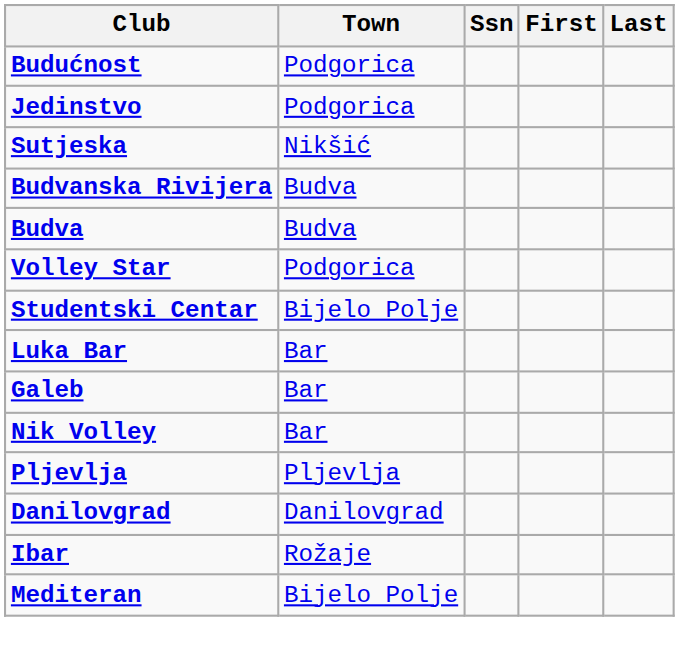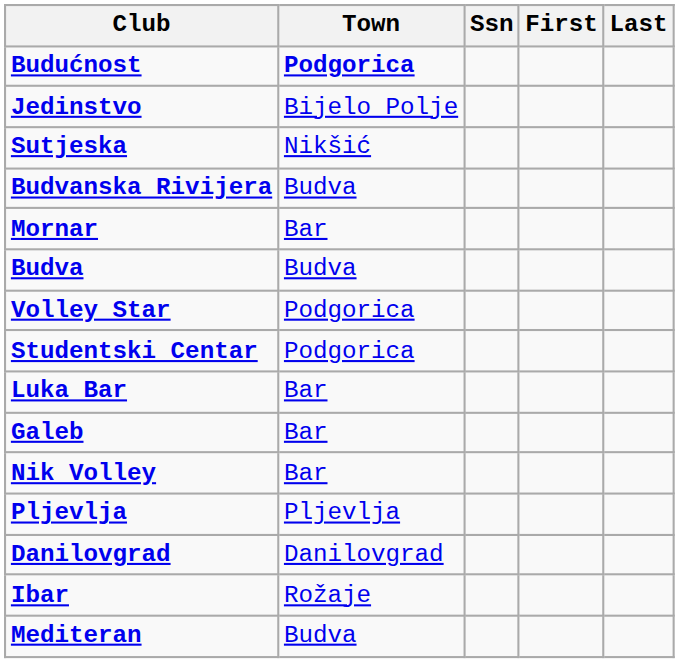(349, 66) normal -> (349, 66) bold
(349, 106) Podgorica -> (371, 106) Bijelo Polje
+ row: (54, 229)
(371, 310) Bijelo Polje -> (349, 351) Podgorica
(371, 595) Bijelo Polje -> (320, 635) Budva
